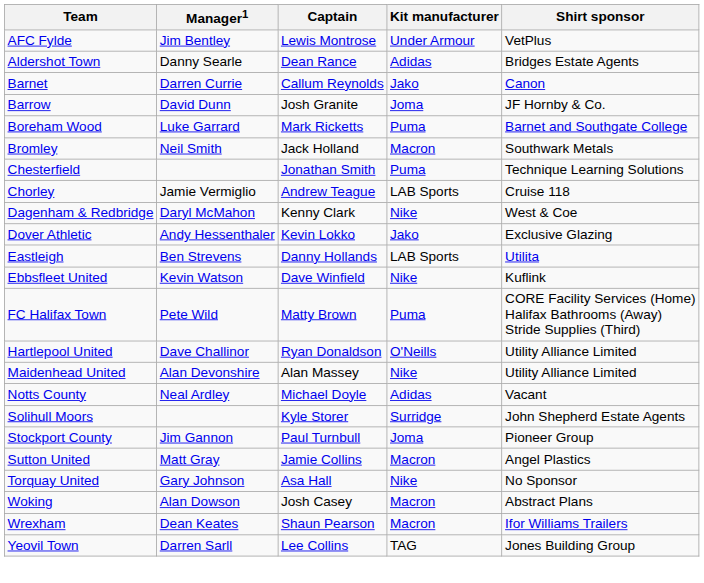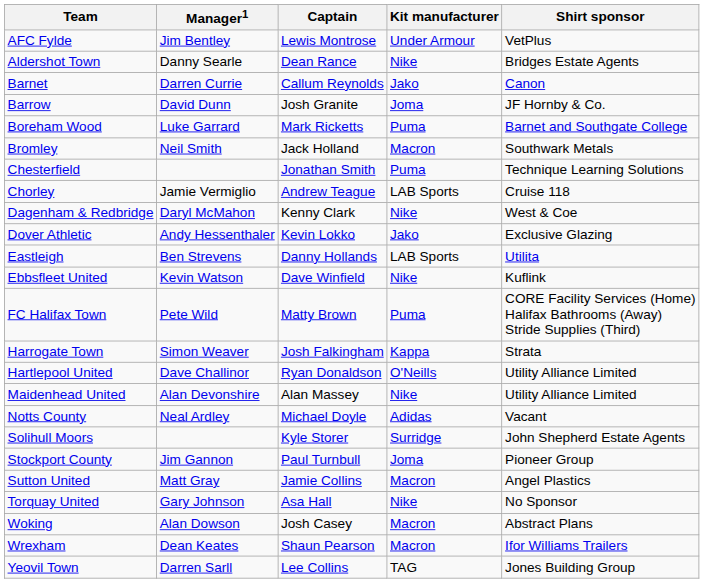(411, 62) Adidas -> (404, 62) Nike
+ row: (55, 351)
